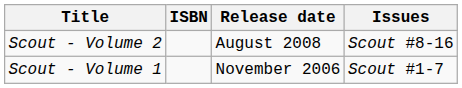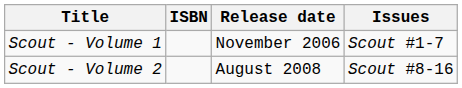rows swapped: (85, 70) <-> (85, 44)
